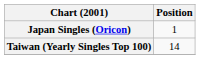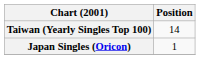rows swapped: (79, 29) <-> (79, 46)
